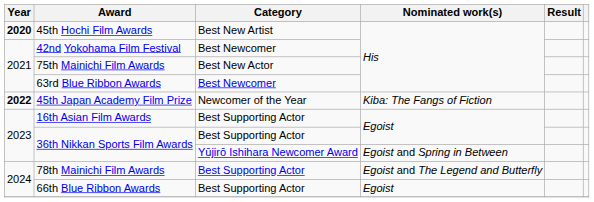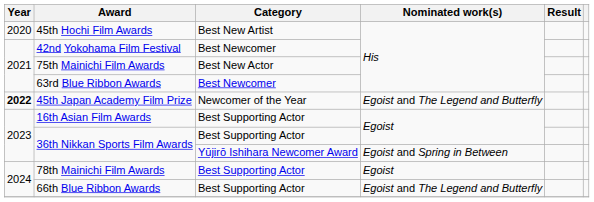(19, 30) bold -> (19, 30) normal
(427, 100) Kiba: The Fangs of Fiction -> (453, 100) Egoist and The Legend and Butterfly
(453, 170) Egoist and The Legend and Butterfly -> (378, 170) Egoist
(378, 188) Egoist -> (453, 188) Egoist and The Legend and Butterfly
